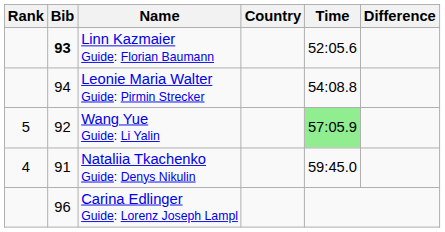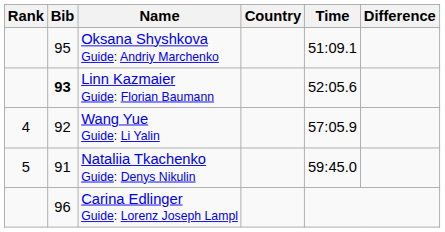+ row: (150, 47)
- row: (147, 87)
(26, 127) 5 -> (26, 127) 4
(332, 127) lightgreen background -> (332, 127) no background
(26, 167) 4 -> (26, 167) 5
